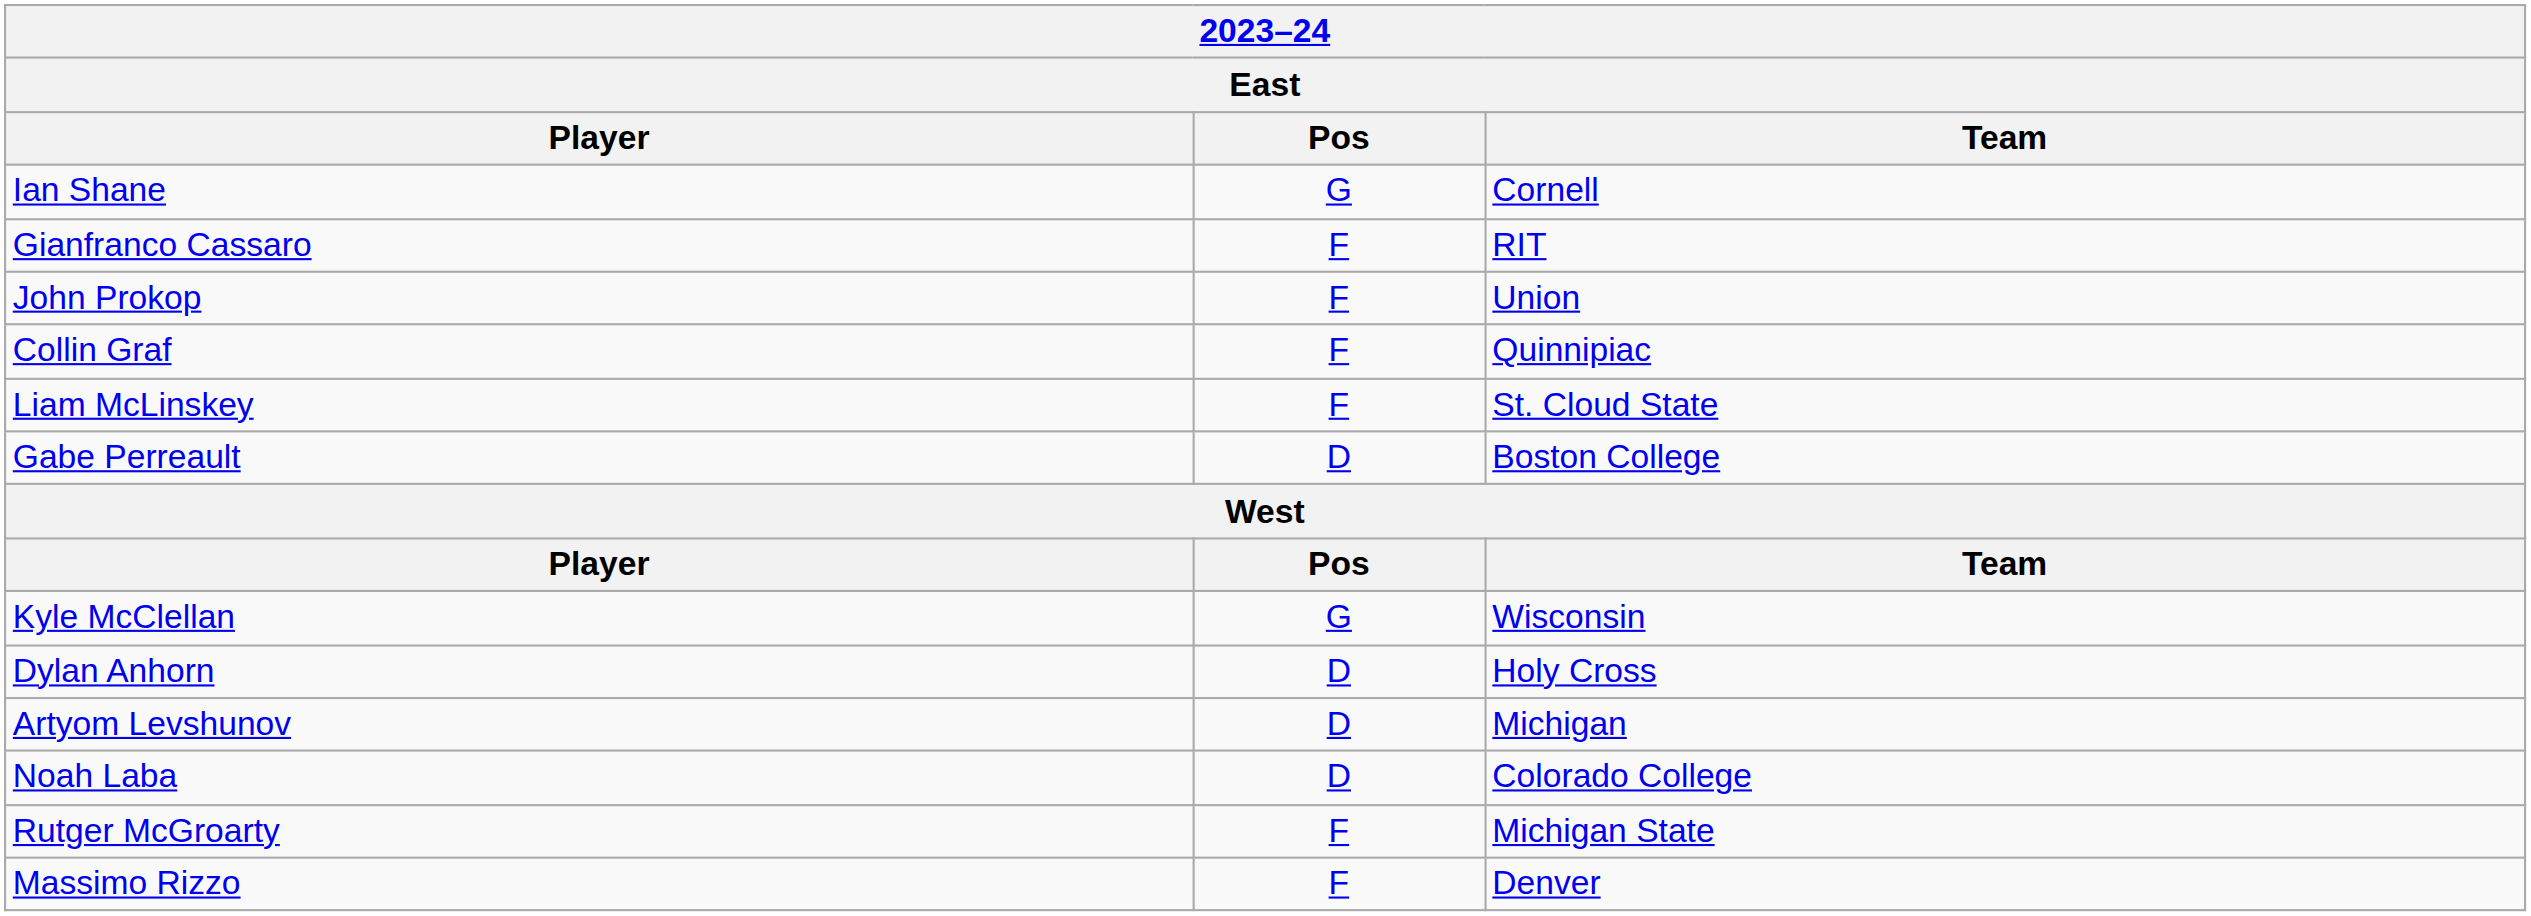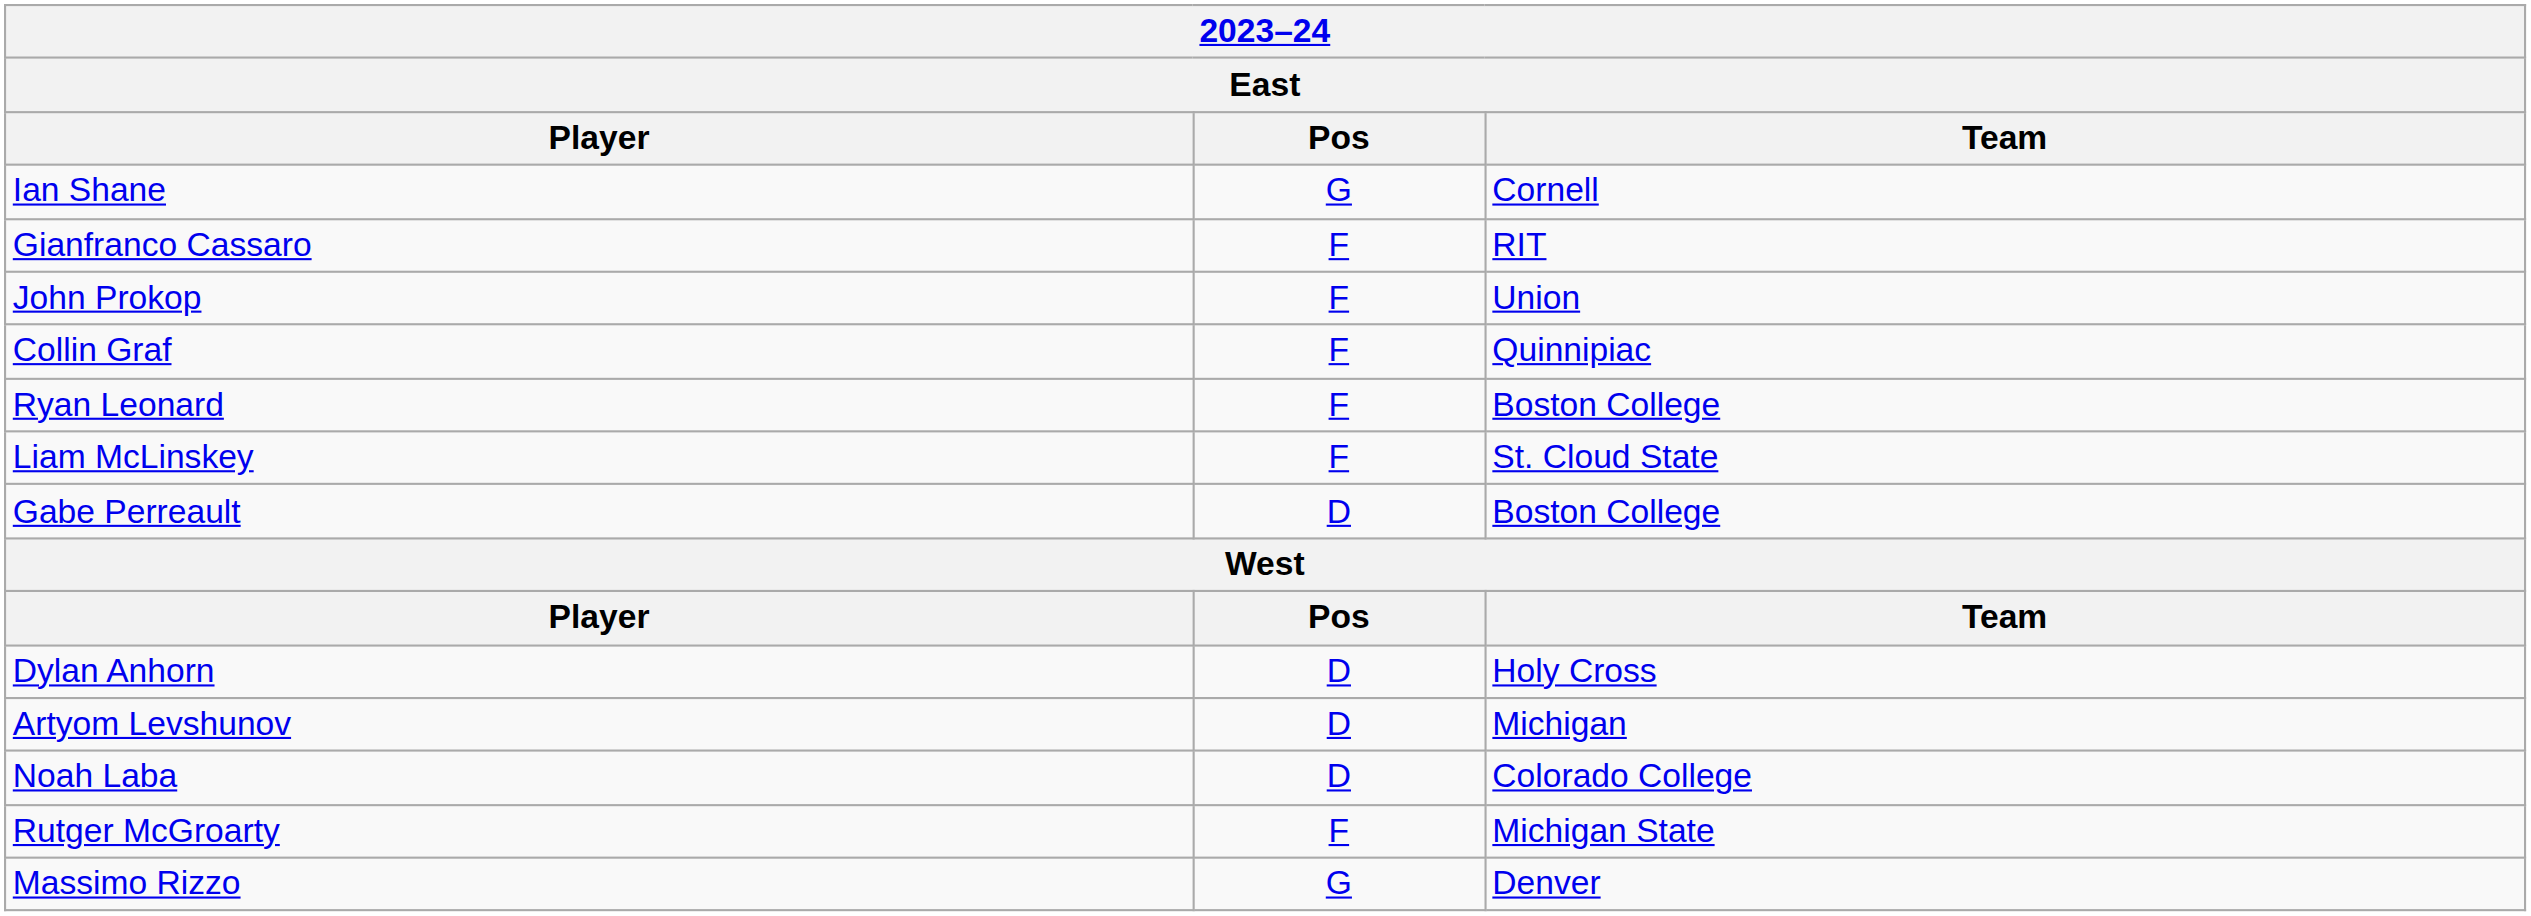+ row: (118, 404)
- row: (124, 617)
(1339, 883) F -> (1339, 883) G
